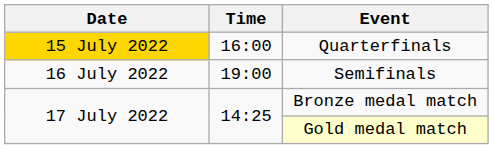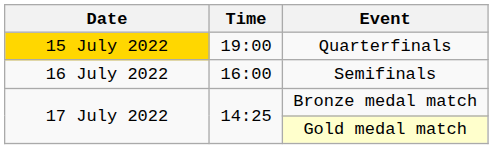(246, 46) 16:00 -> (246, 46) 19:00
(246, 74) 19:00 -> (246, 74) 16:00
